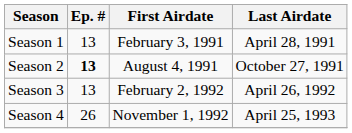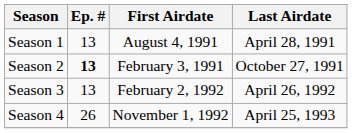(170, 41) February 3, 1991 -> (170, 41) August 4, 1991
(170, 66) August 4, 1991 -> (170, 66) February 3, 1991
